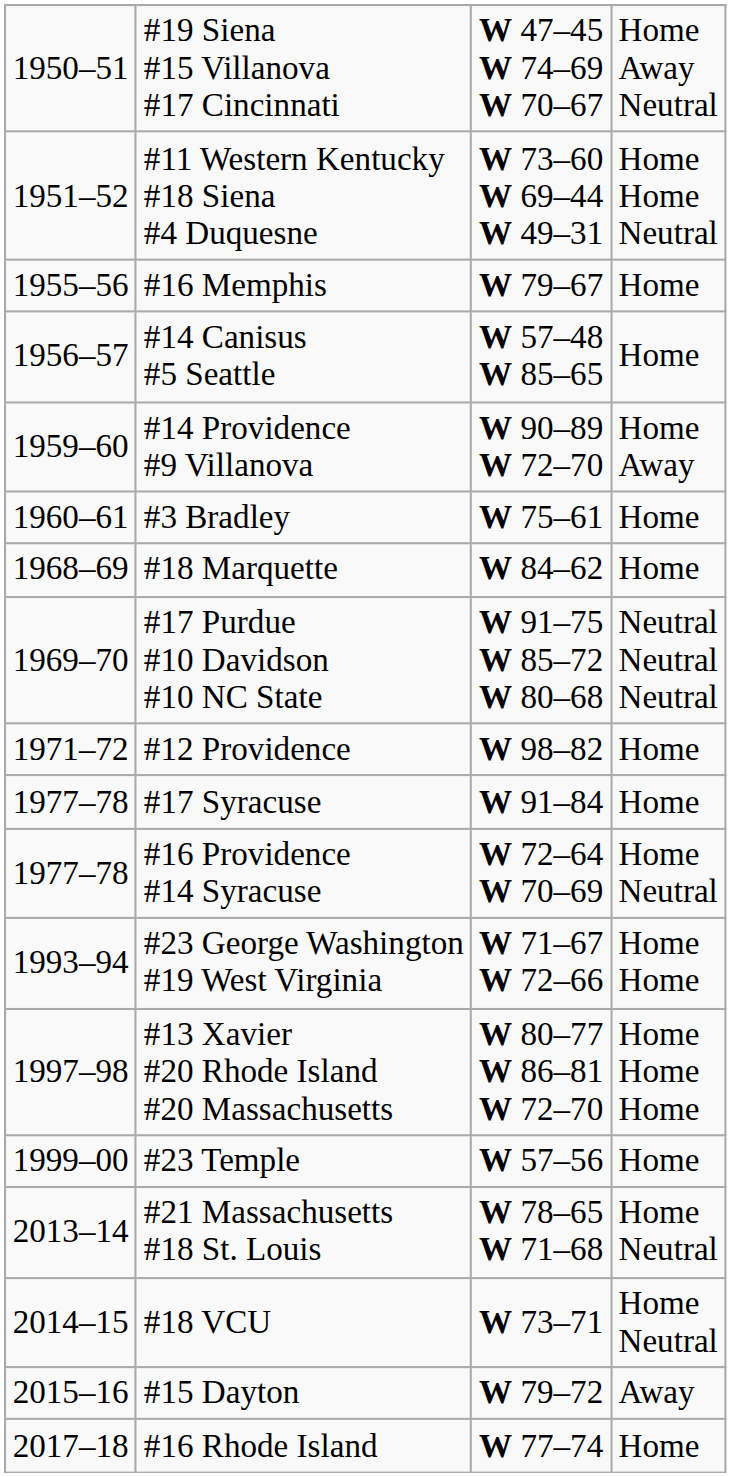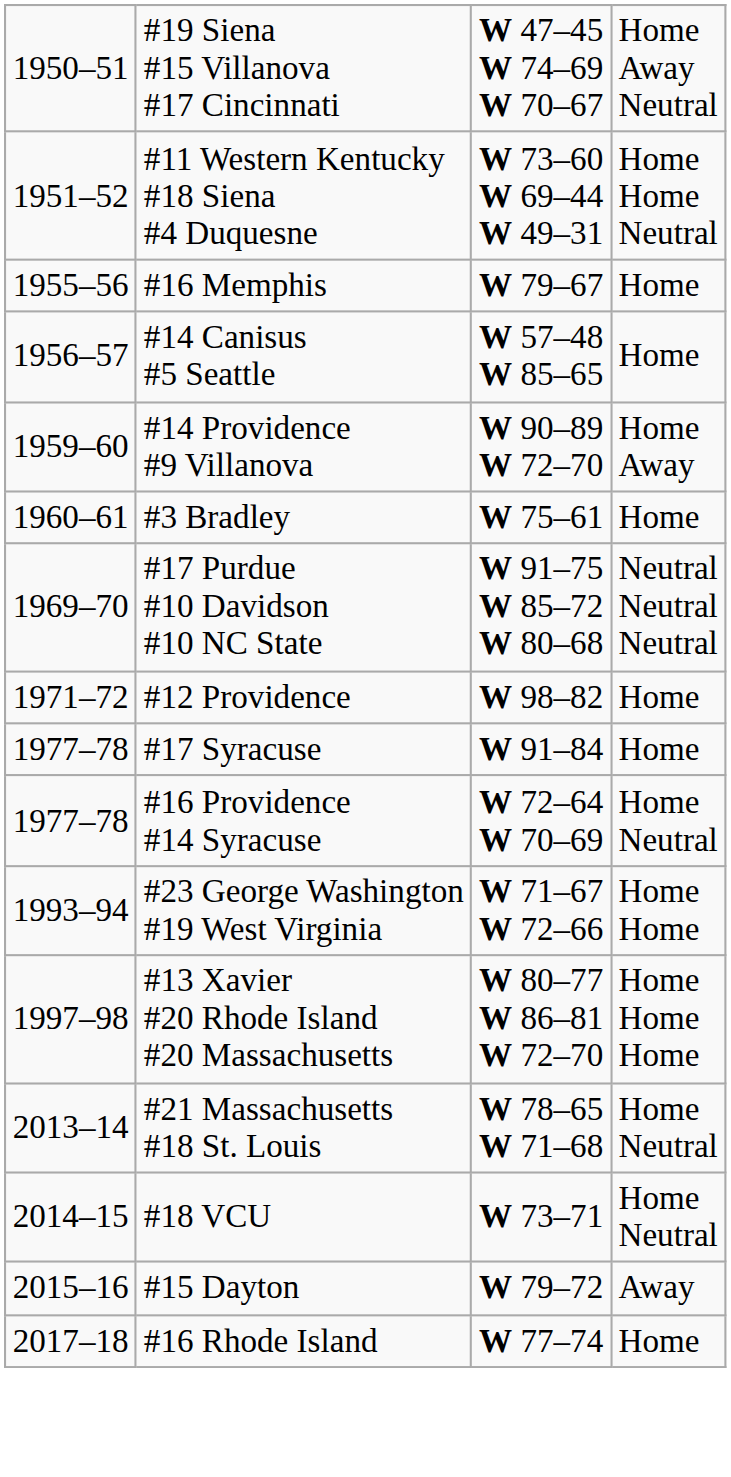- row: (241, 569)
- row: (222, 1160)
